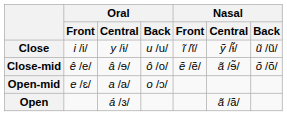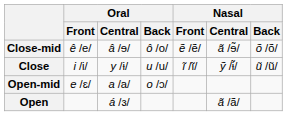rows swapped: (34, 48) <-> (34, 66)
